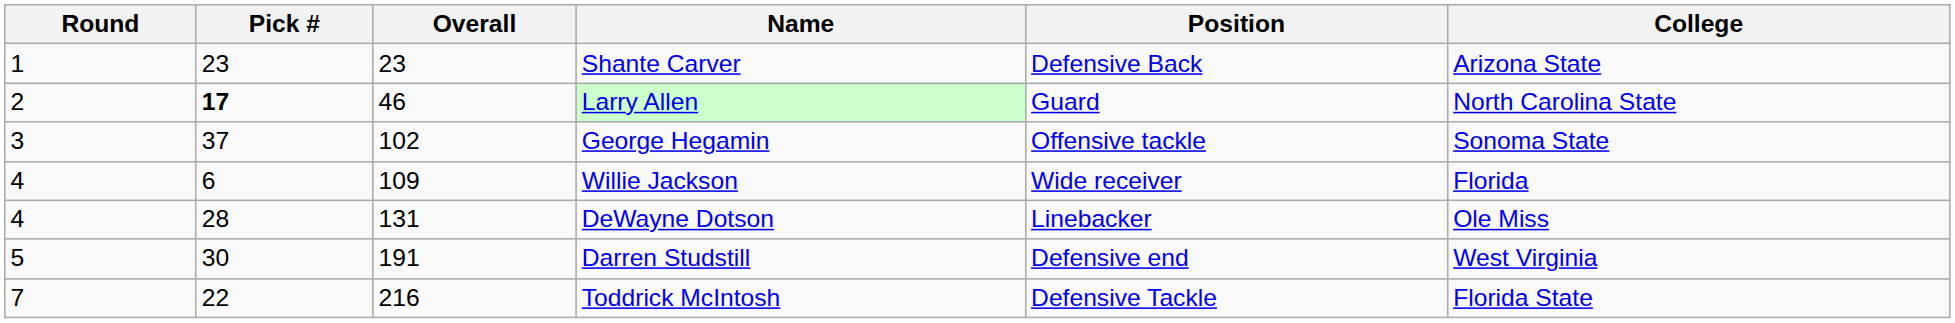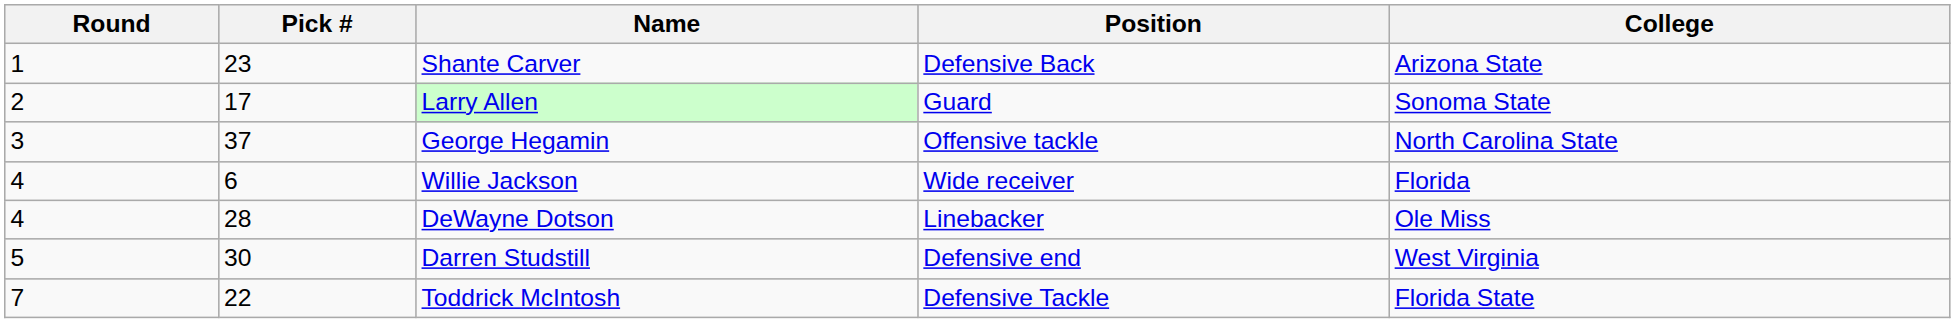- column: (474, 24)
(215, 102) bold -> (238, 102) normal
(1565, 102) North Carolina State -> (1473, 102) Sonoma State
(1531, 141) Sonoma State -> (1506, 141) North Carolina State
